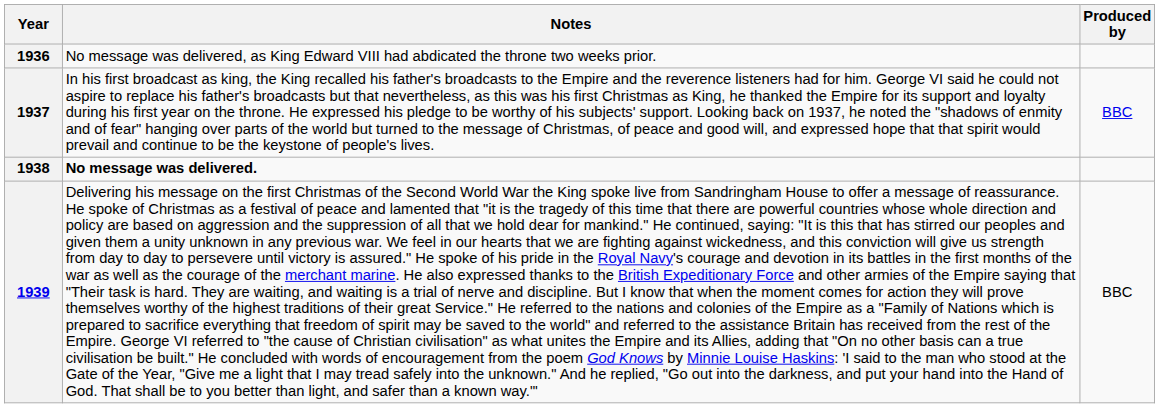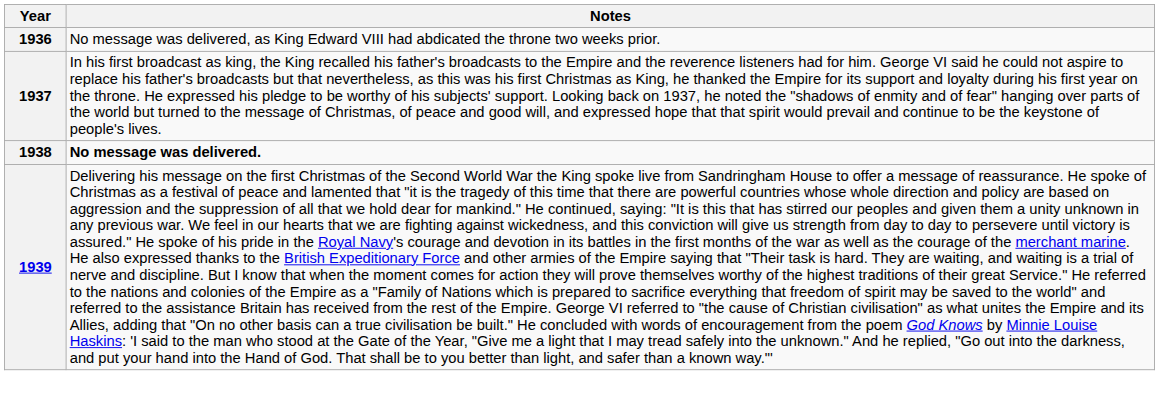- column: (1117, 24)
